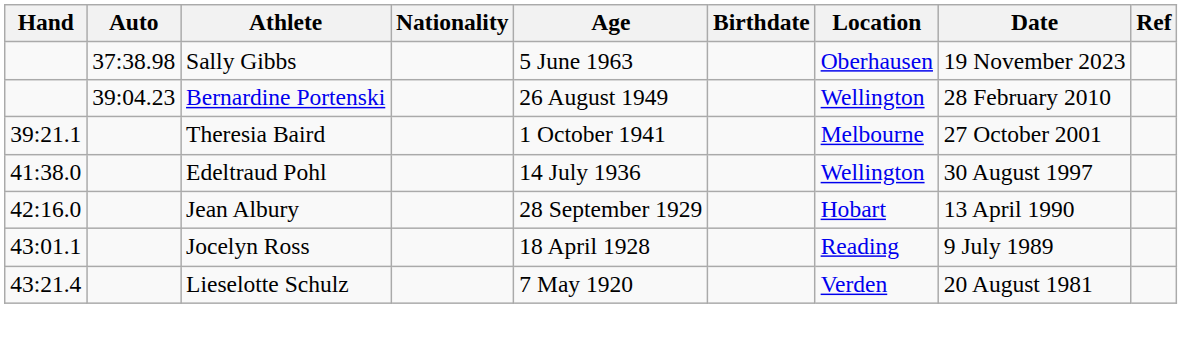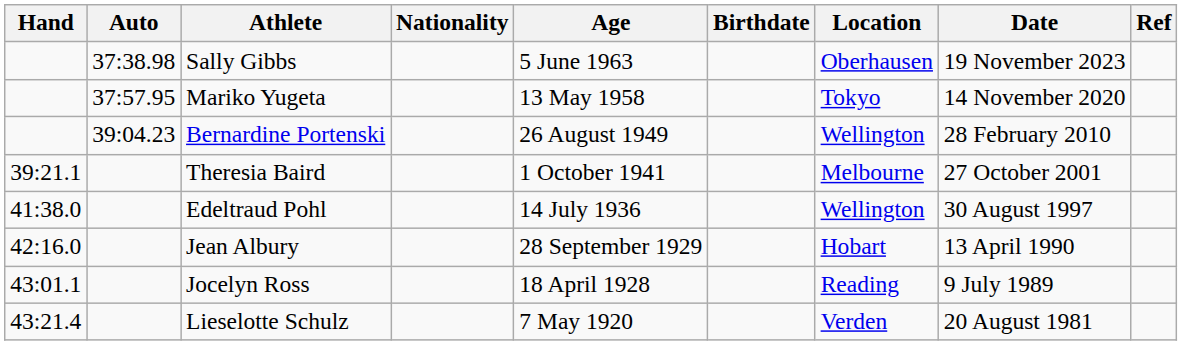+ row: (256, 97)
